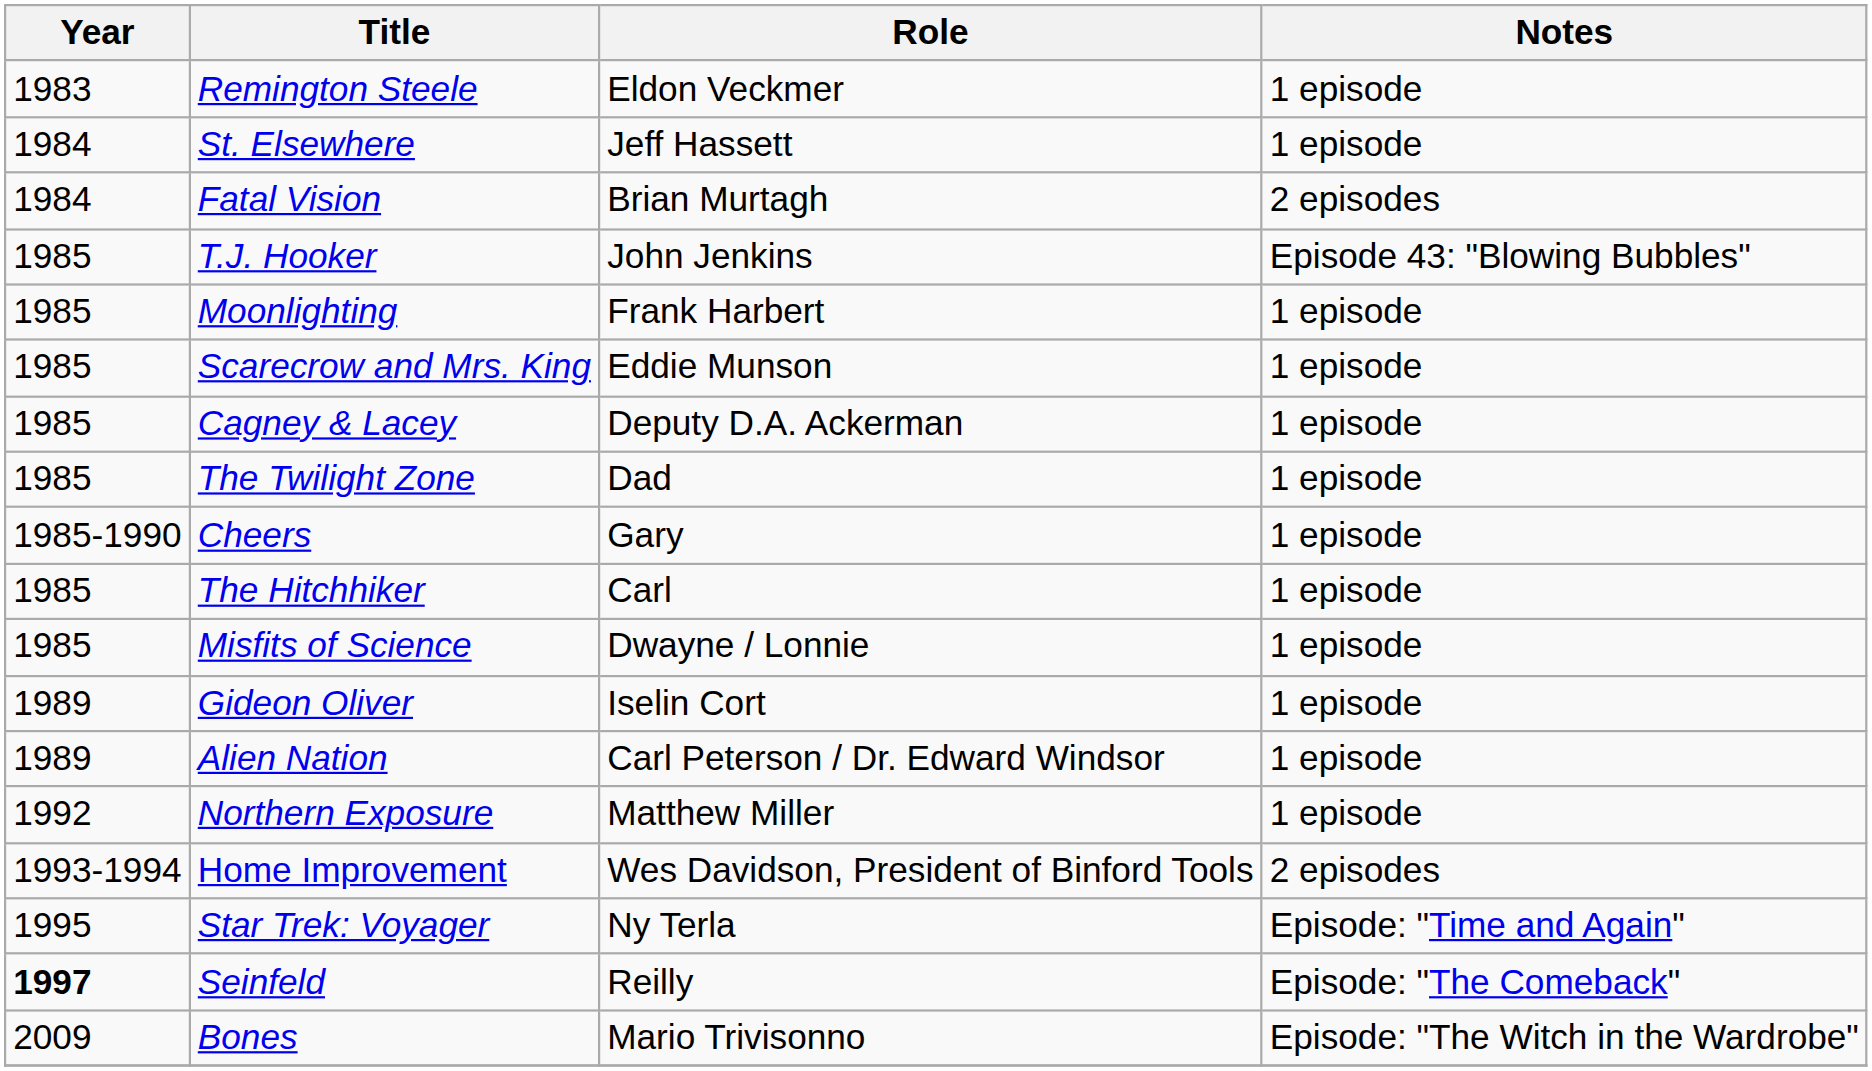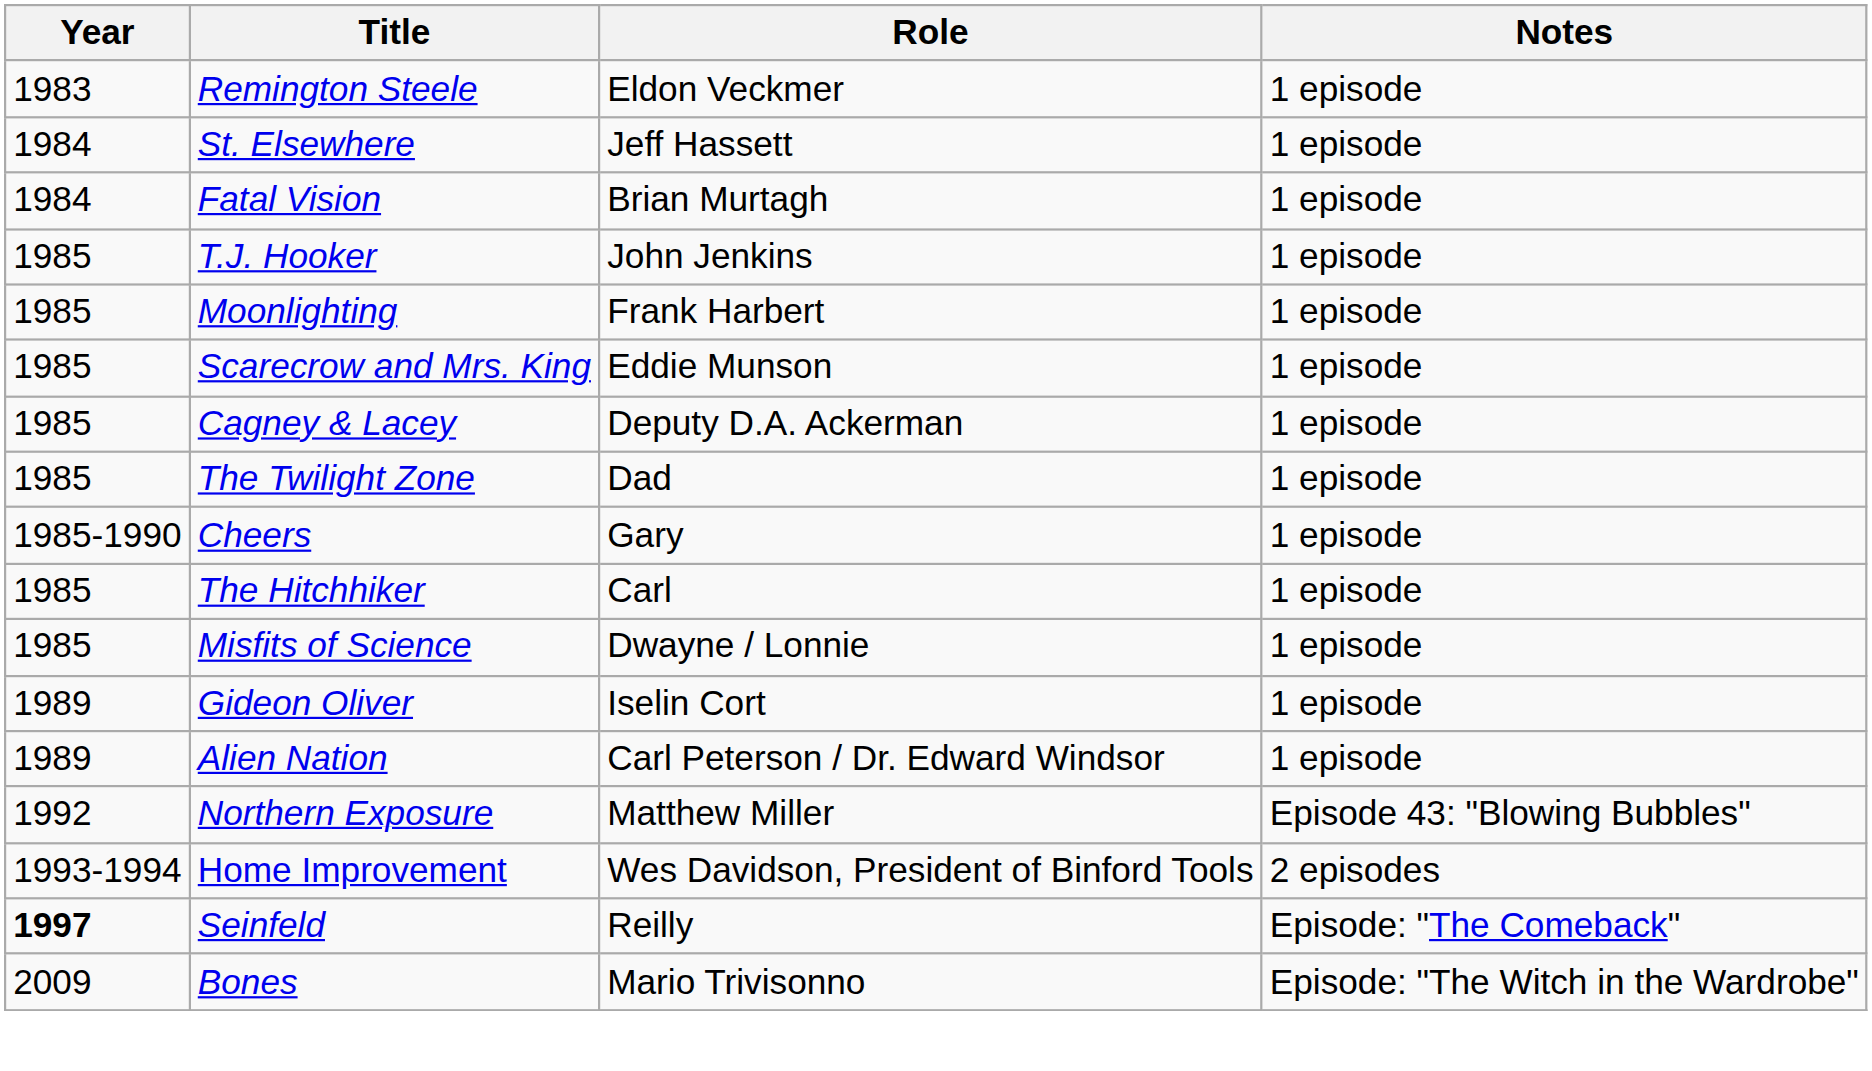(1355, 199) 2 episodes -> (1346, 199) 1 episode
(1510, 255) Episode 43: "Blowing Bubbles" -> (1346, 255) 1 episode
(1346, 813) 1 episode -> (1510, 813) Episode 43: "Blowing Bubbles"
- row: (344, 925)
